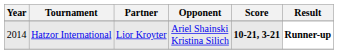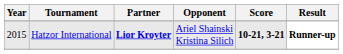(17, 35) 2014 -> (17, 35) 2015
(141, 35) normal -> (144, 35) bold
